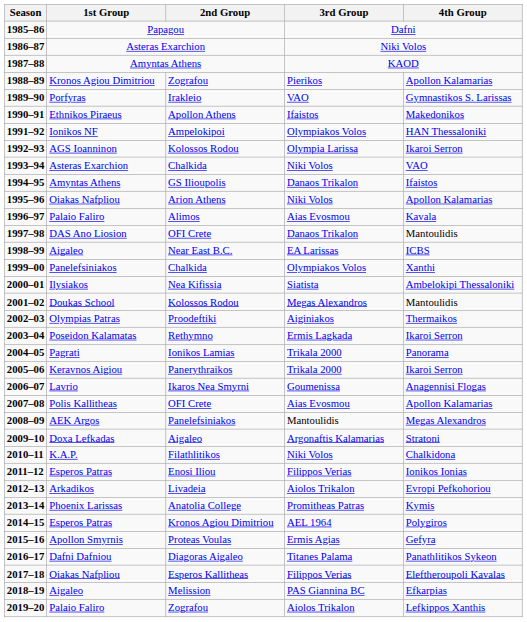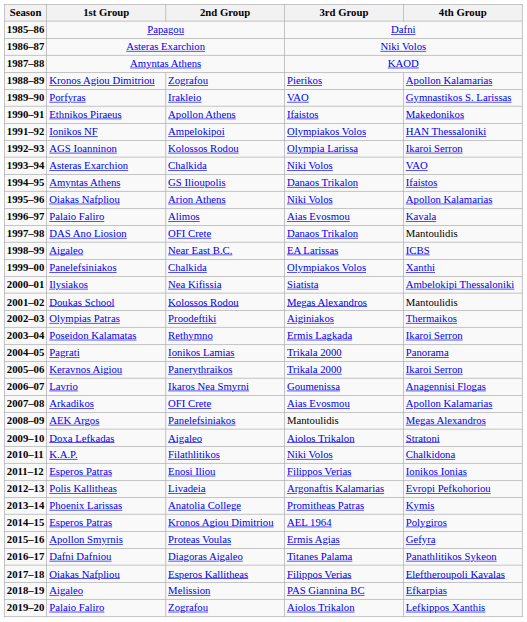(83, 404) Polis Kallitheas -> (72, 404) Arkadikos
(336, 438) Argonaftis Kalamarias -> (321, 438) Aiolos Trikalon
(72, 489) Arkadikos -> (83, 489) Polis Kallitheas
(321, 489) Aiolos Trikalon -> (336, 489) Argonaftis Kalamarias
